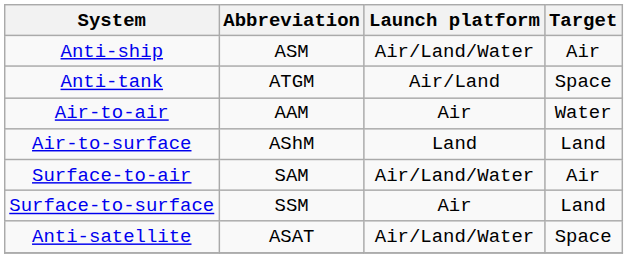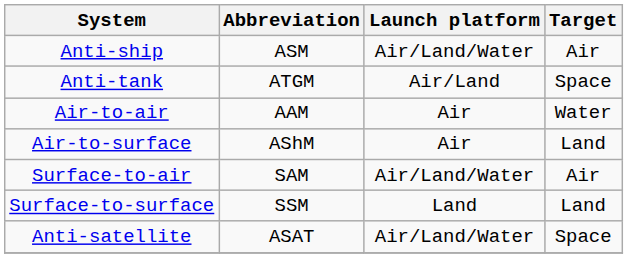(454, 144) Land -> (454, 144) Air
(454, 206) Air -> (454, 206) Land
